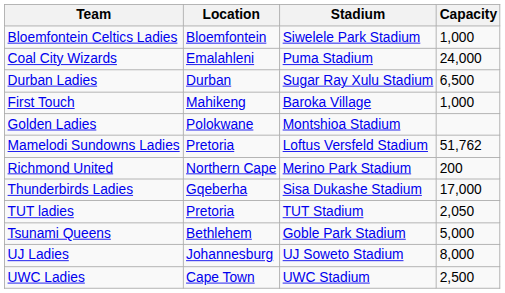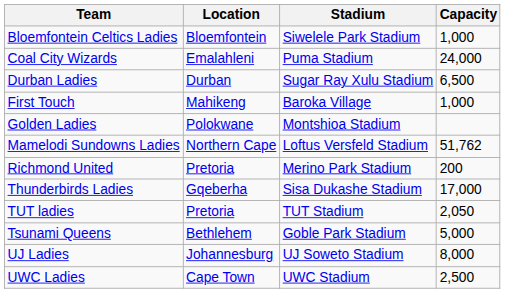(210, 146) Pretoria -> (231, 146) Northern Cape
(231, 168) Northern Cape -> (210, 168) Pretoria
